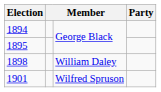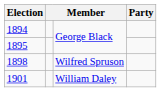(86, 62) William Daley -> (90, 62) Wilfred Spruson
(90, 78) Wilfred Spruson -> (86, 78) William Daley
